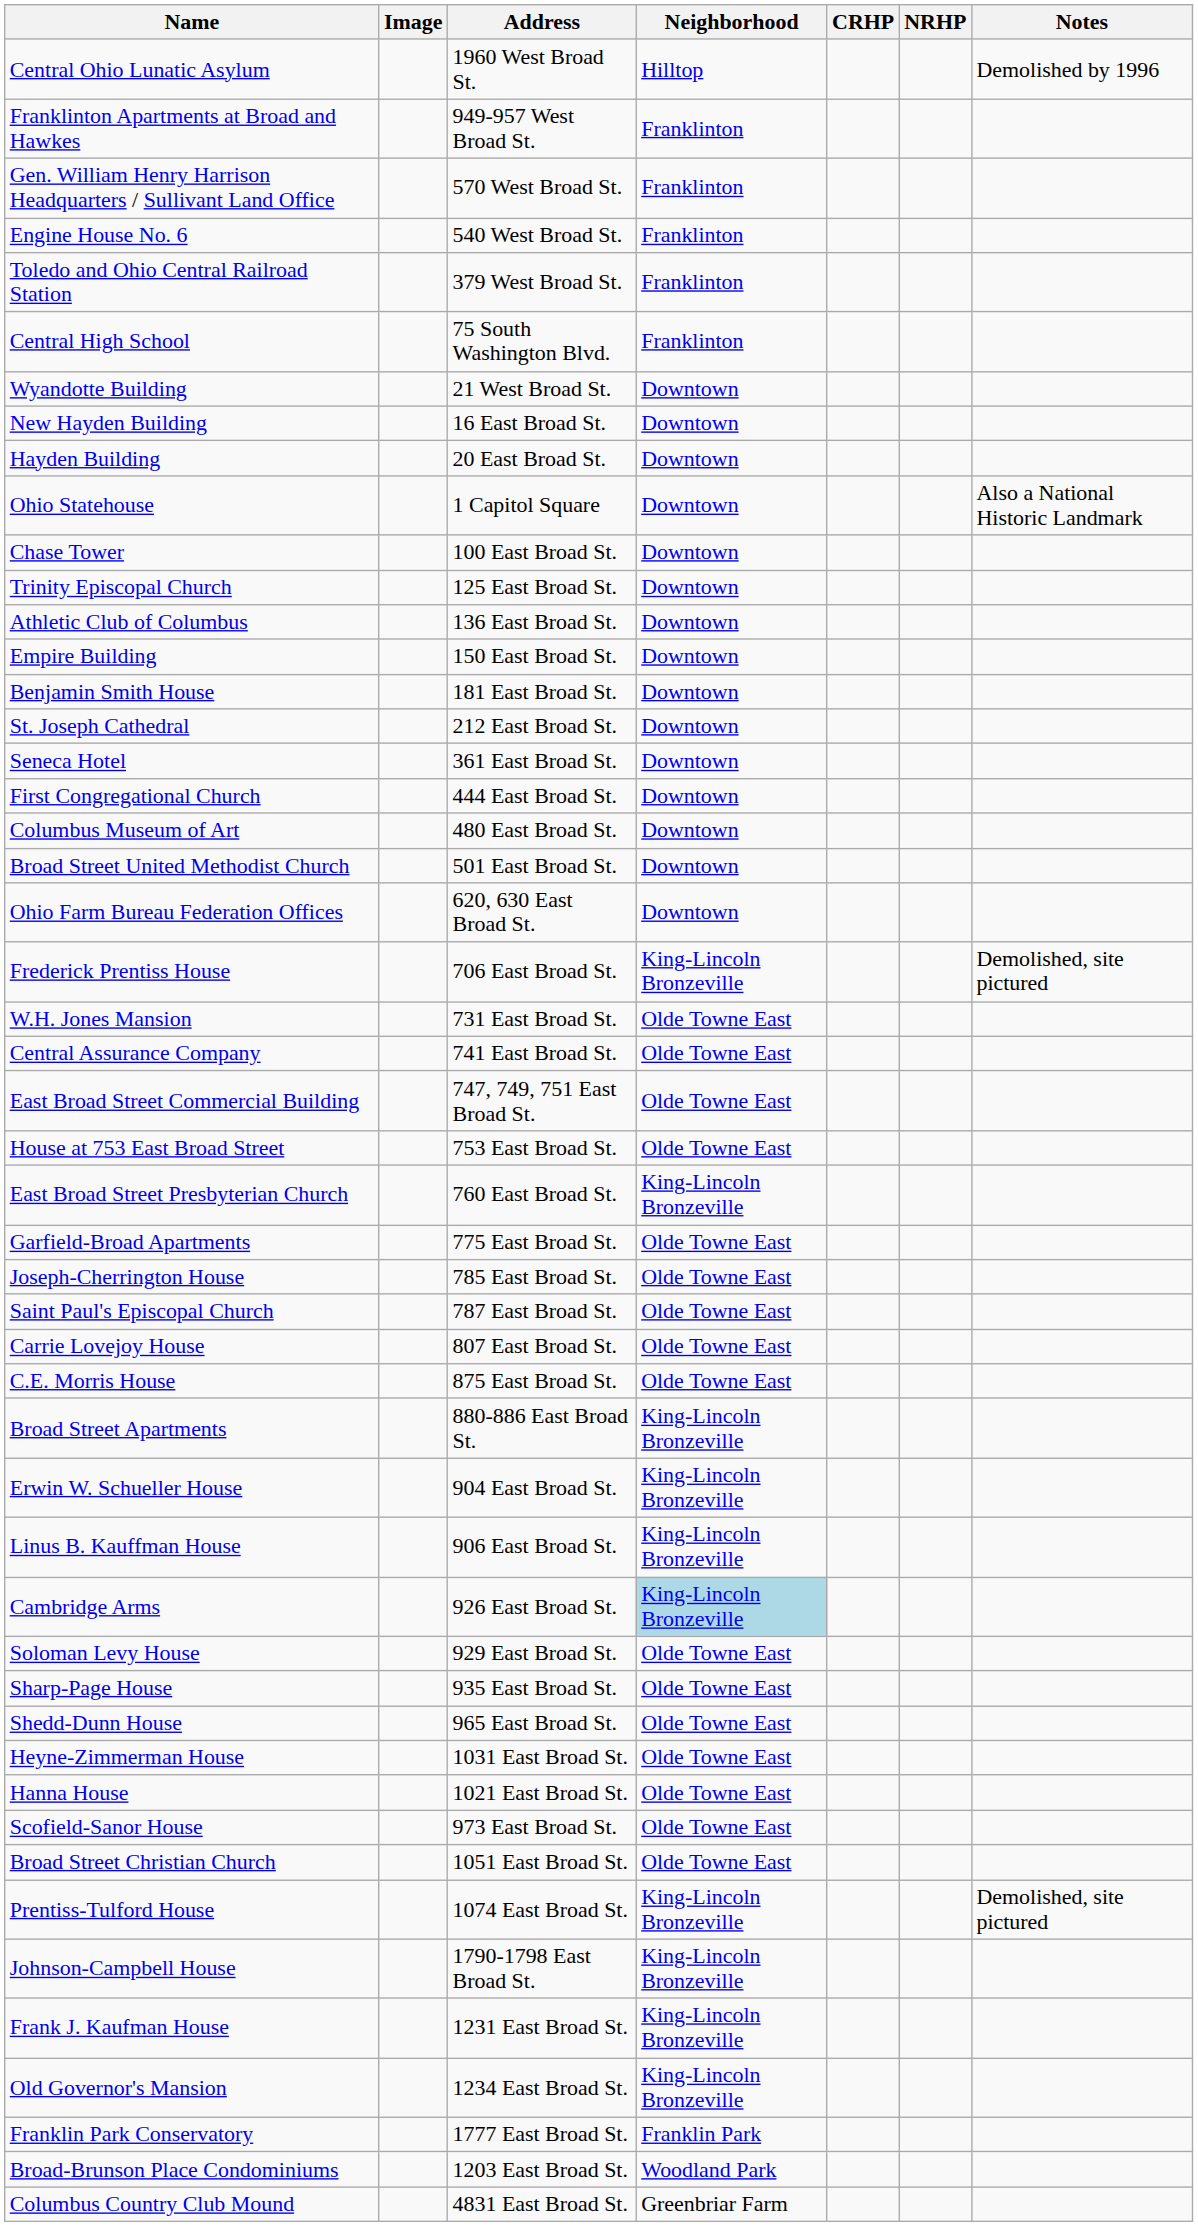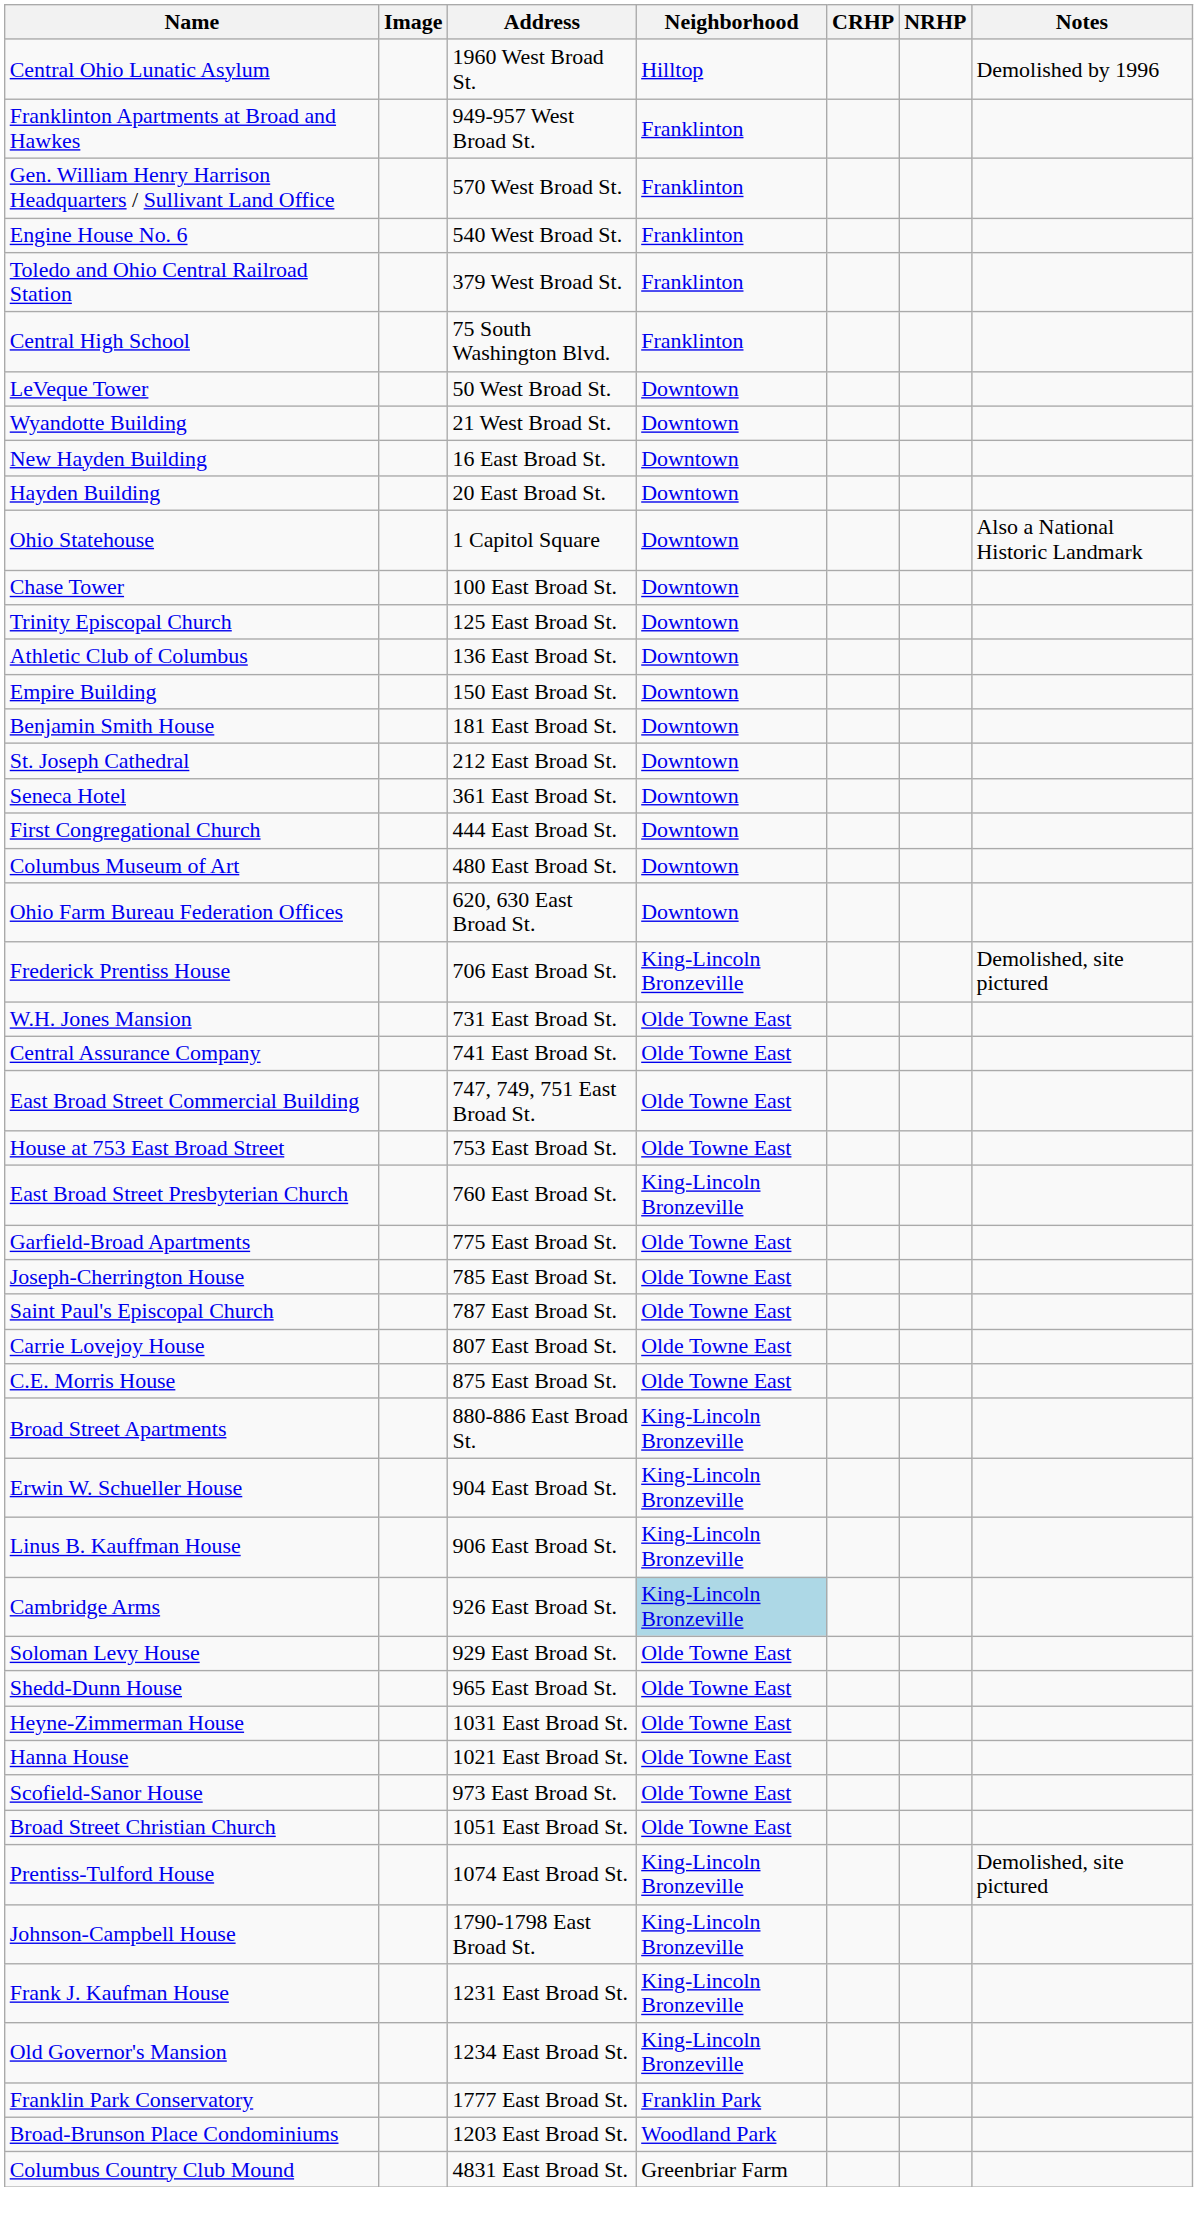+ row: (79, 388)
- row: (180, 865)
- row: (91, 1688)
